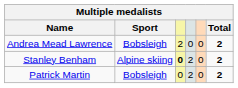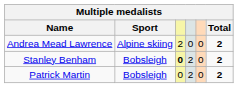(145, 43) Bobsleigh -> (145, 43) Alpine skiing
(145, 59) Alpine skiing -> (145, 59) Bobsleigh
